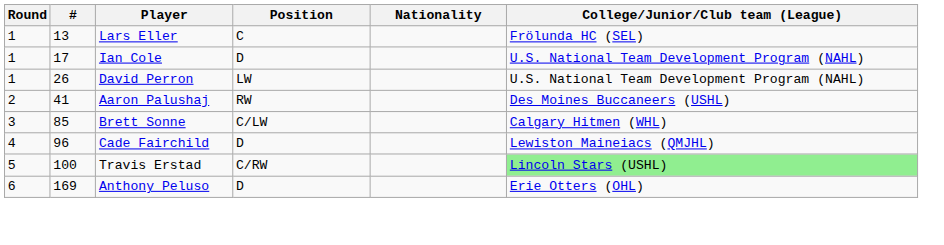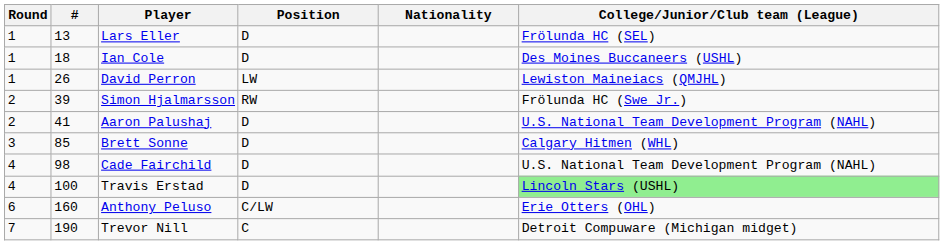(240, 37) C -> (245, 37) D
(61, 58) 17 -> (62, 58) 18
(687, 58) U.S. National Team Development Program (NAHL) -> (632, 58) Des Moines Buccaneers (USHL)
(687, 79) U.S. National Team Development Program (NAHL) -> (624, 79) Lewiston Maineiacs (QMJHL)
+ row: (168, 101)
(244, 101) RW -> (245, 122) D
(620, 101) Des Moines Buccaneers (USHL) -> (699, 122) U.S. National Team Development Program (NAHL)
(252, 122) C/LW -> (245, 144) D
(61, 144) 96 -> (62, 165) 98
(612, 144) Lewiston Maineiacs (QMJHL) -> (699, 165) U.S. National Team Development Program (NAHL)
(12, 165) 5 -> (12, 186) 4
(252, 165) C/RW -> (245, 186) D
(65, 186) 169 -> (66, 208) 160
(240, 186) D -> (257, 208) C/LW
+ row: (144, 229)
